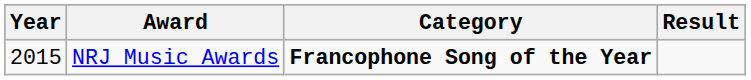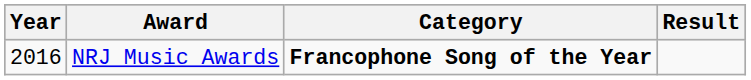(36, 58) 2015 -> (36, 58) 2016
